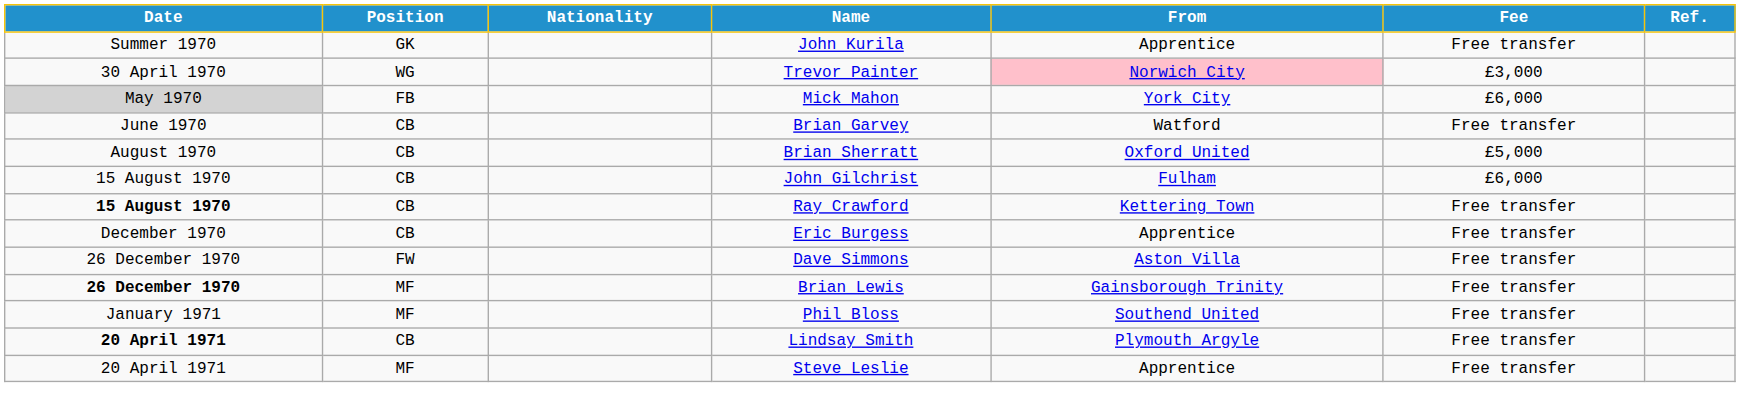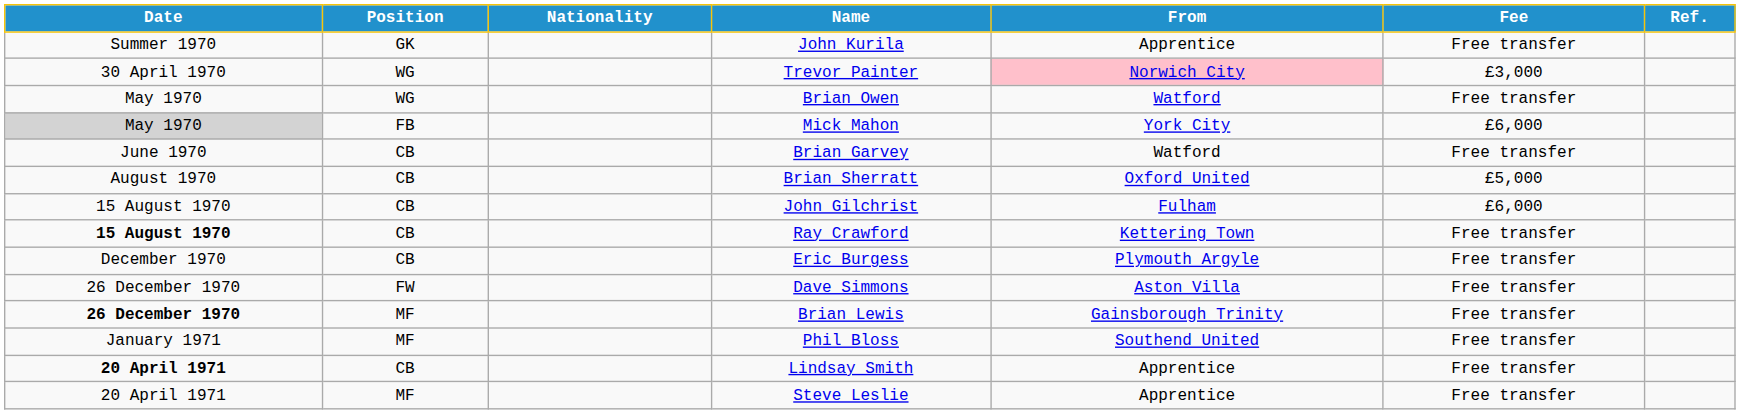+ row: (851, 99)
(1187, 233) Apprentice -> (1187, 260) Plymouth Argyle
(1187, 341) Plymouth Argyle -> (1187, 368) Apprentice
